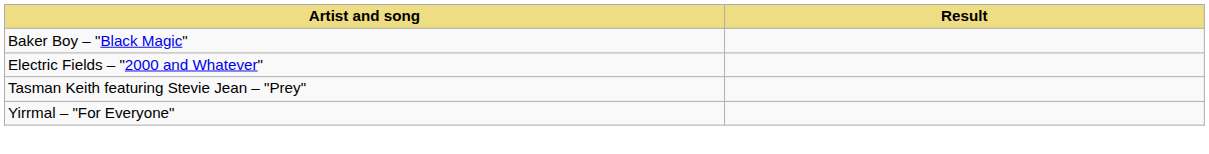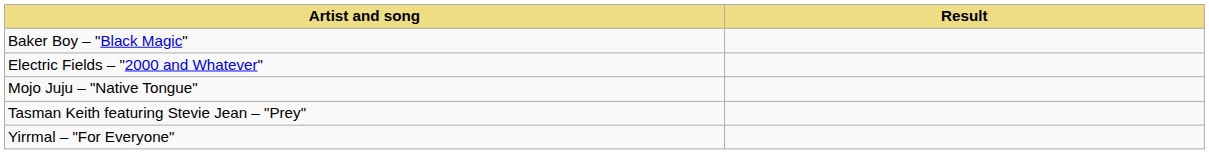+ row: (103, 88)
